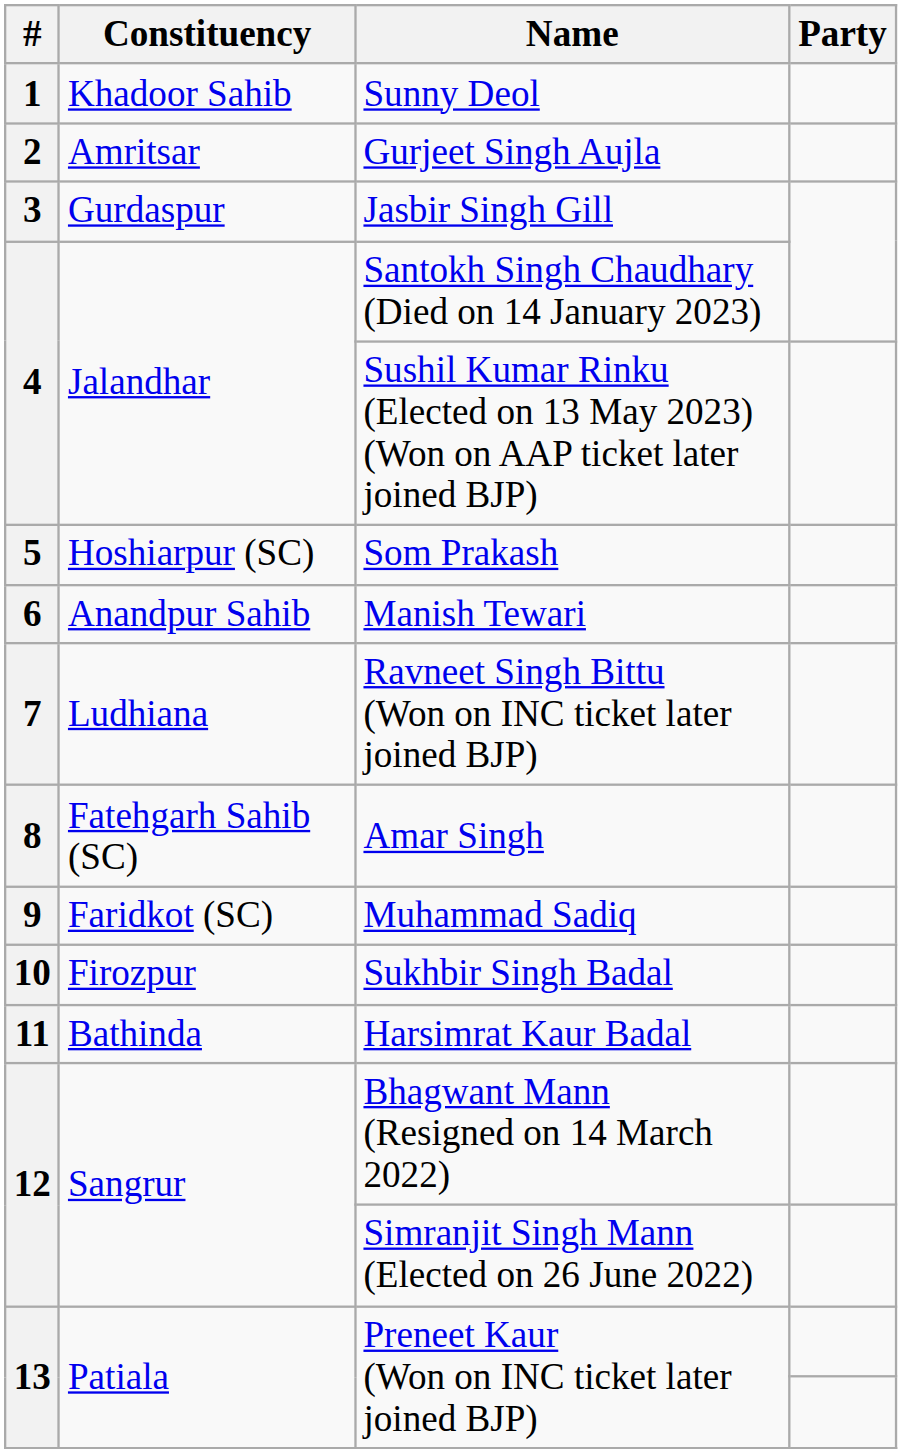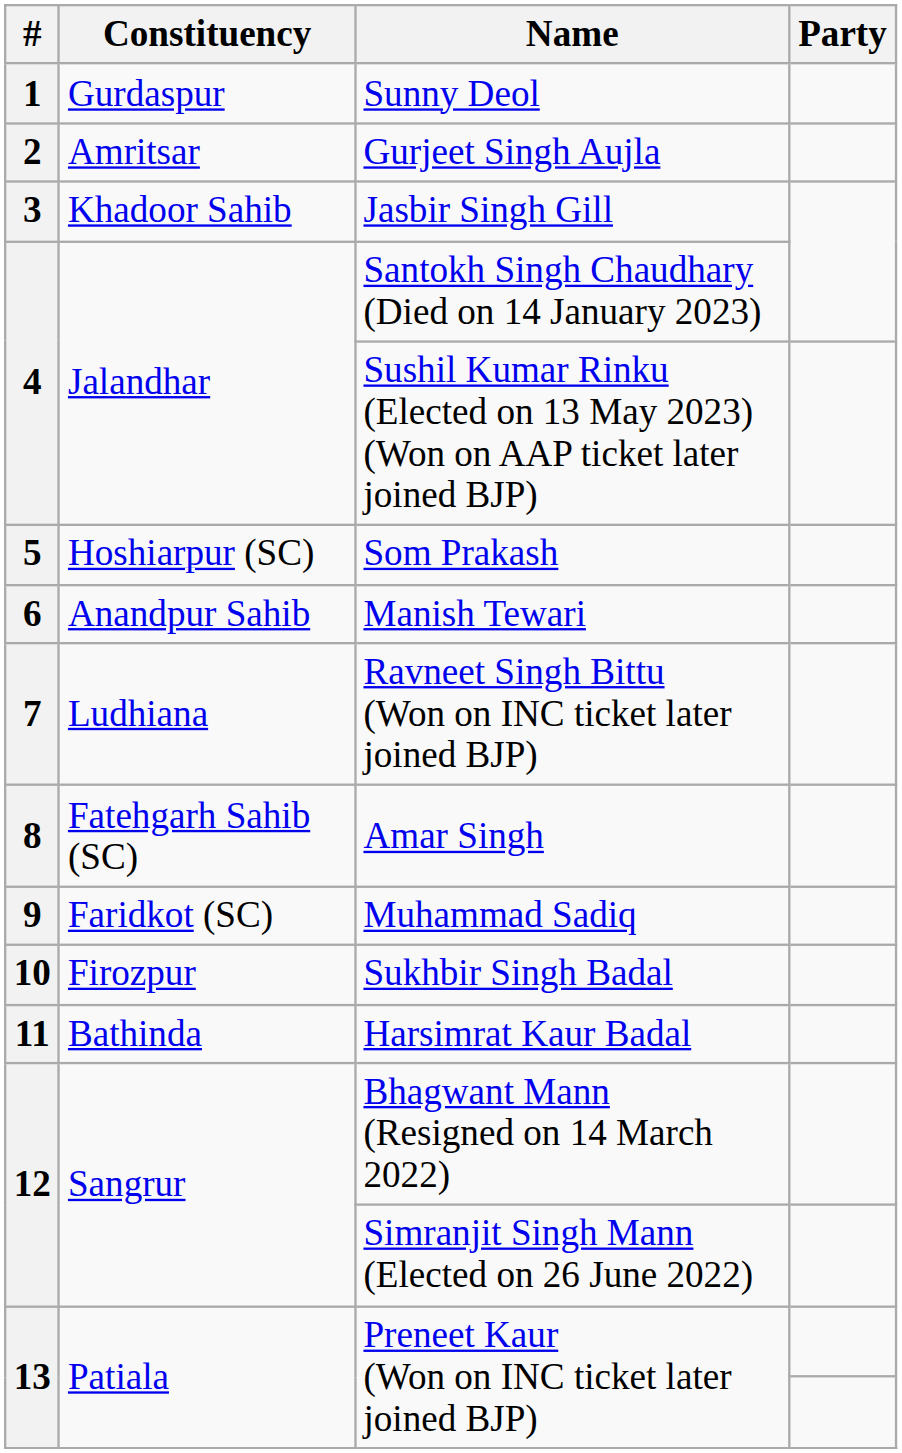(180, 92) Khadoor Sahib -> (146, 92) Gurdaspur
(146, 210) Gurdaspur -> (180, 210) Khadoor Sahib
